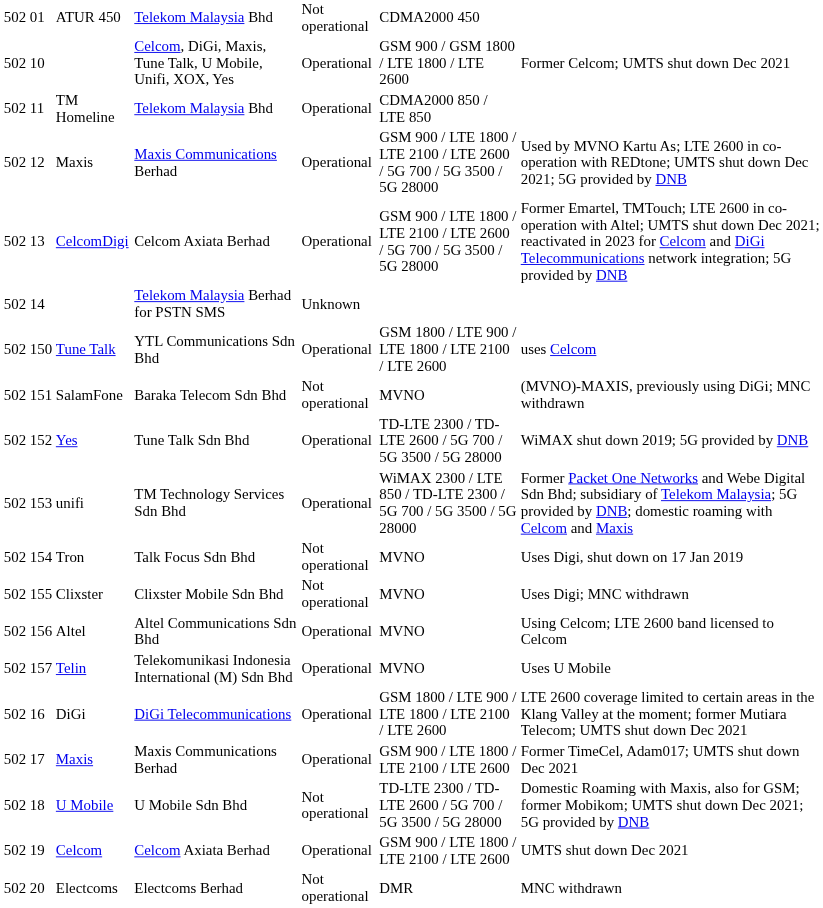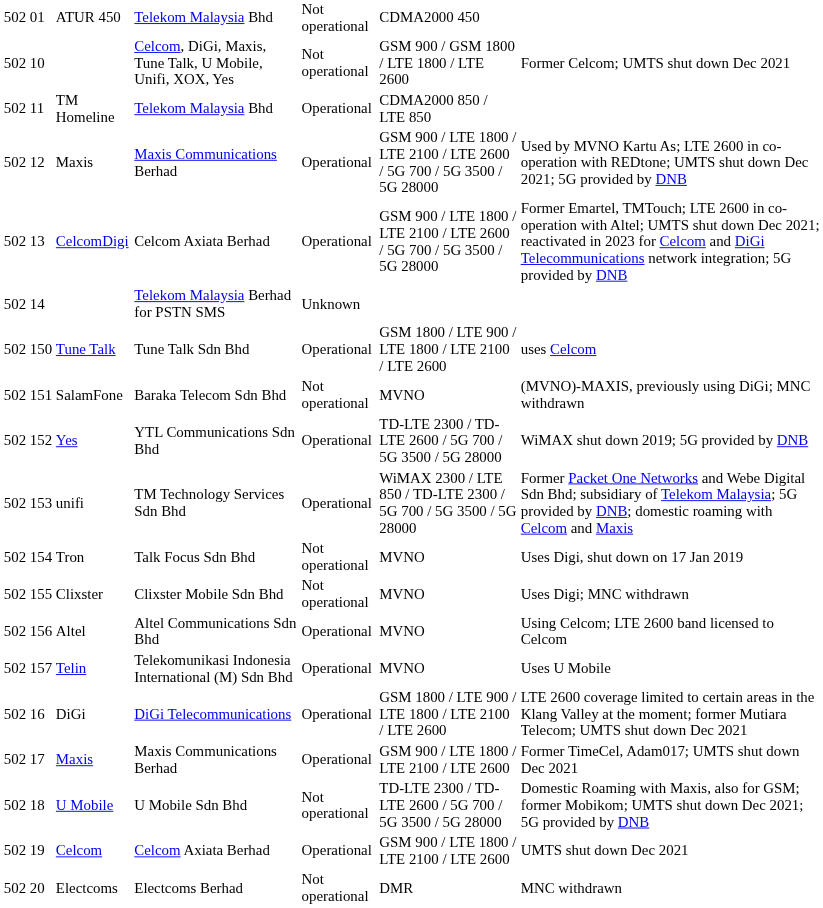(337, 63) Operational -> (335, 63) Not operational
(215, 349) YTL Communications Sdn Bhd -> (192, 349) Tune Talk Sdn Bhd
(192, 440) Tune Talk Sdn Bhd -> (215, 440) YTL Communications Sdn Bhd
